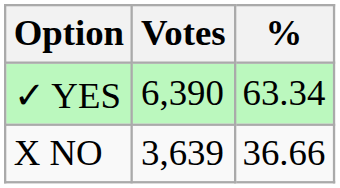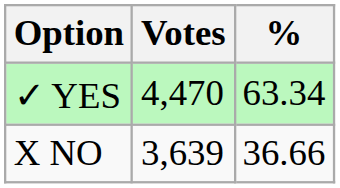(182, 93) 6,390 -> (182, 93) 4,470
